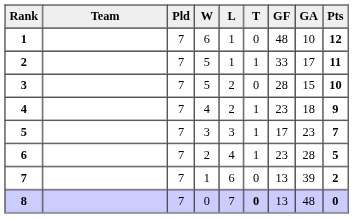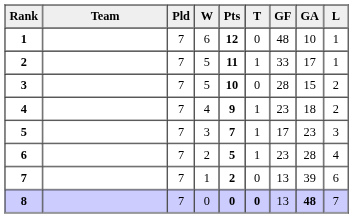columns swapped: (232, 16) <-> (335, 16)
(309, 201) normal -> (310, 201) bold
